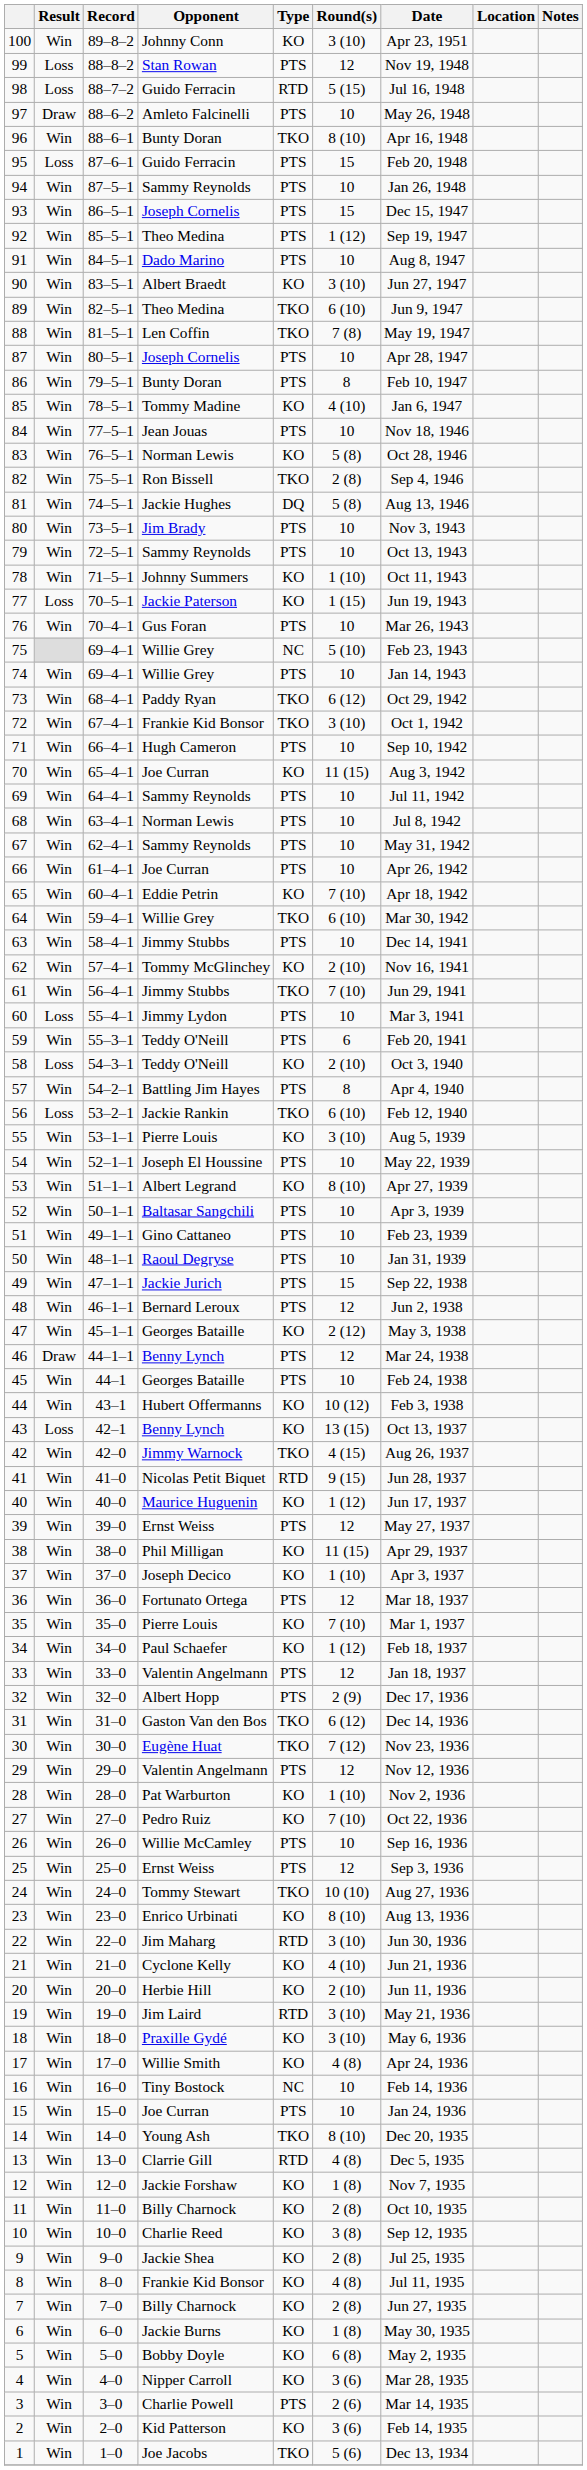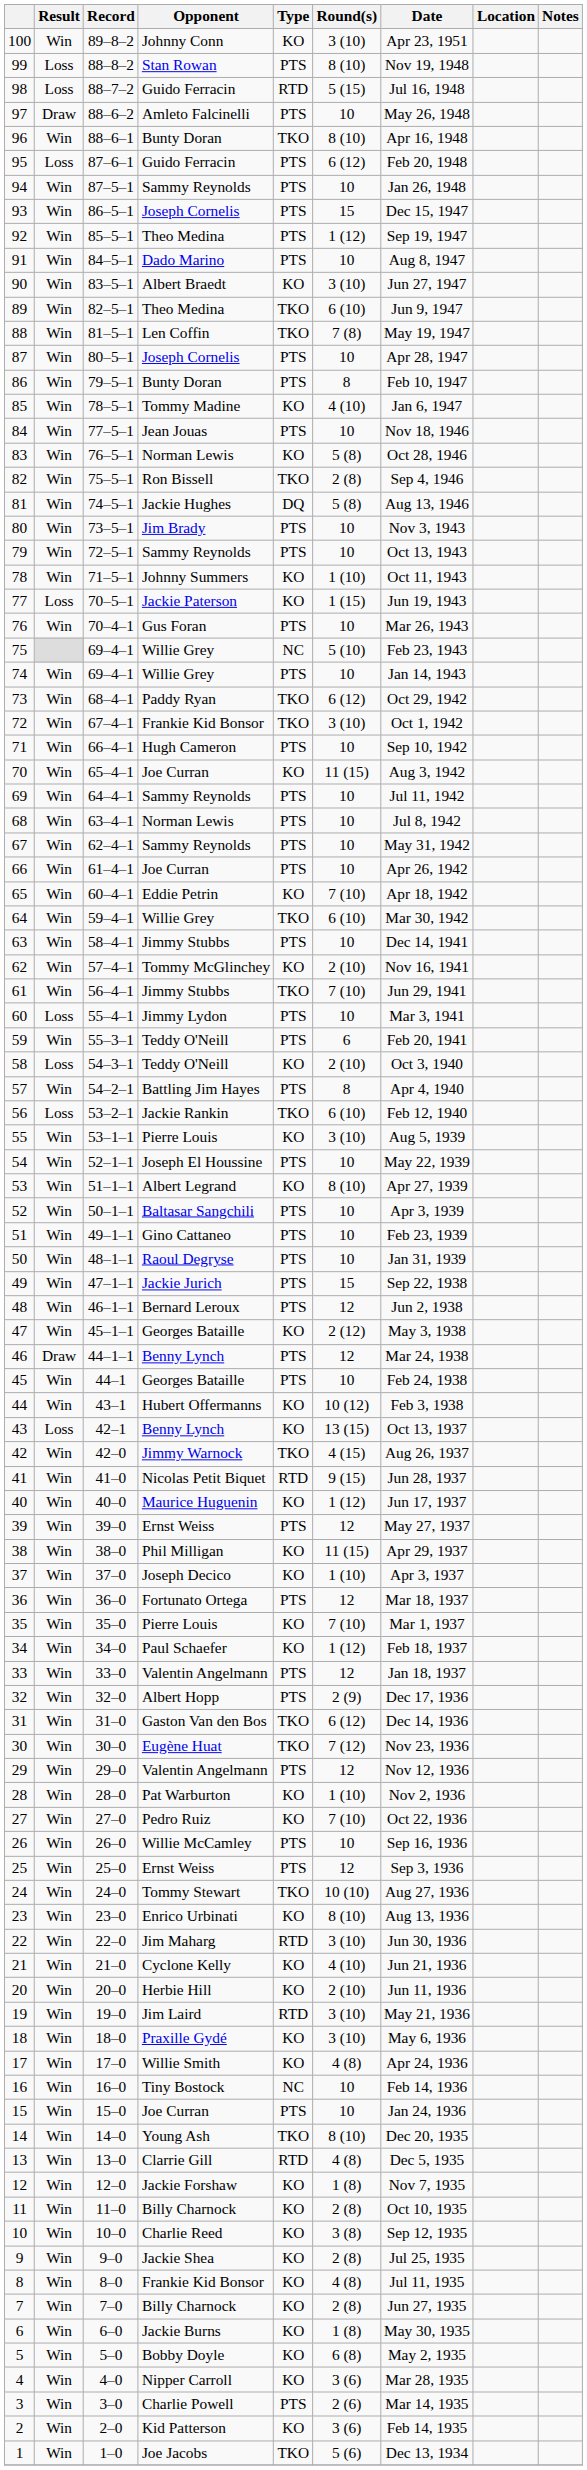(347, 65) 12 -> (347, 65) 8 (10)
(347, 162) 15 -> (347, 162) 6 (12)
